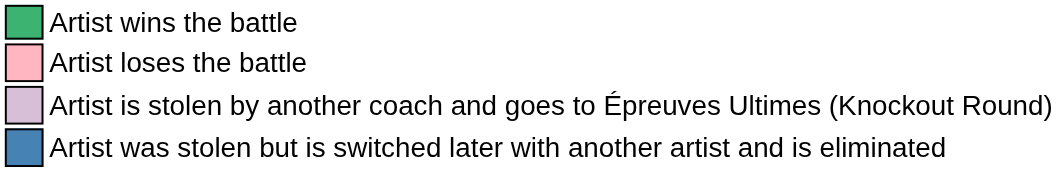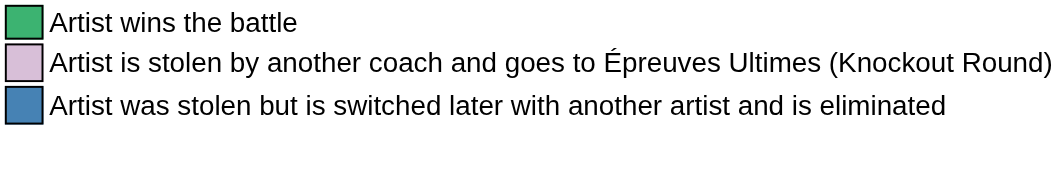- row: (178, 63)
